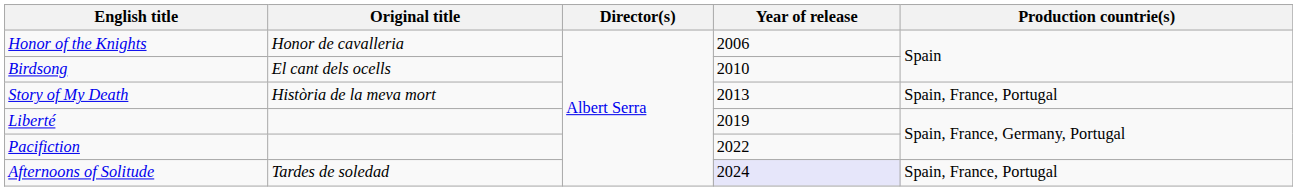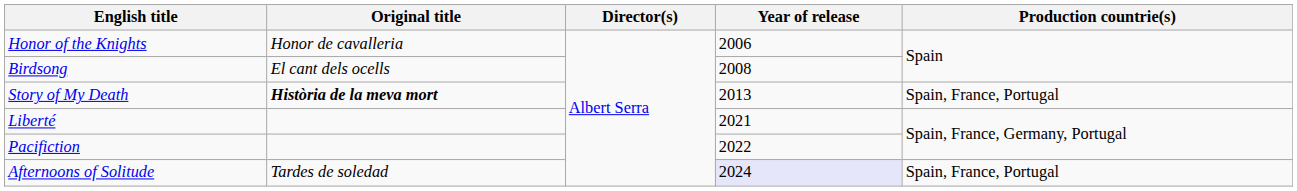(733, 69) 2010 -> (735, 69) 2008
(354, 95) normal -> (354, 95) bold
(733, 120) 2019 -> (735, 120) 2021
